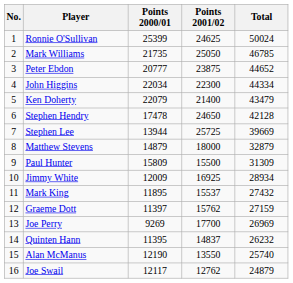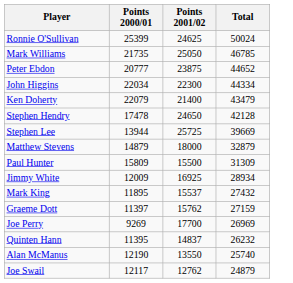- column: (14, 17)
